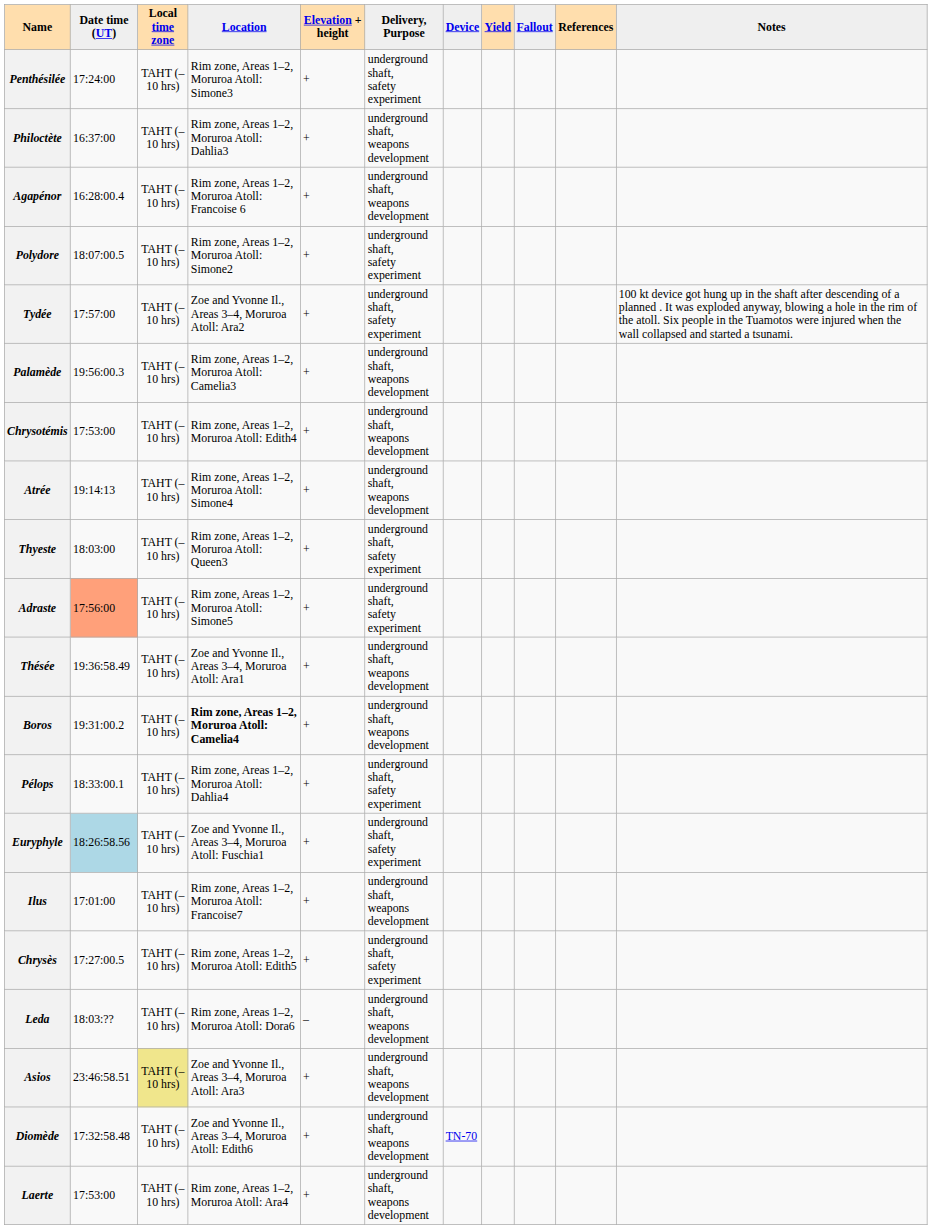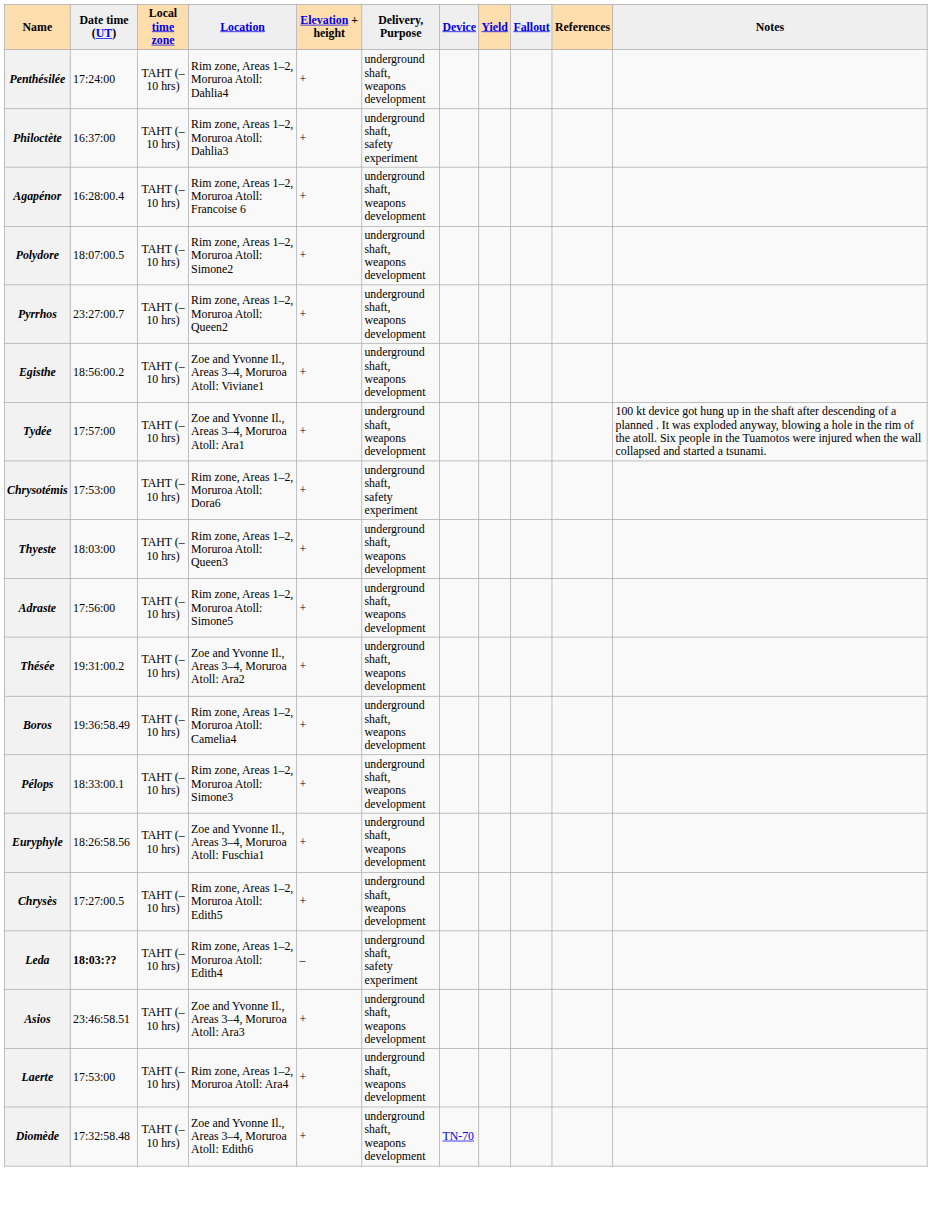(242, 79) Rim zone, Areas 1–2, Moruroa Atoll: Simone3 -> (242, 79) Rim zone, Areas 1–2, Moruroa Atoll: Dahlia4
(398, 79) underground shaft, safety experiment -> (395, 79) underground shaft, weapons development
(398, 138) underground shaft, weapons development -> (395, 138) underground shaft, safety experiment
(398, 255) underground shaft, safety experiment -> (395, 255) underground shaft, weapons development
+ row: (37, 314)
+ row: (37, 372)
(239, 314) Zoe and Yvonne Il., Areas 3–4, Moruroa Atoll: Ara2 -> (239, 431) Zoe and Yvonne Il., Areas 3–4, Moruroa Atoll: Ara1
(398, 314) underground shaft, safety experiment -> (395, 431) underground shaft, weapons development
- row: (37, 372)
(244, 431) Rim zone, Areas 1–2, Moruroa Atoll: Edith4 -> (242, 490) Rim zone, Areas 1–2, Moruroa Atoll: Dora6
(398, 431) underground shaft, weapons development -> (395, 490) underground shaft, safety experiment
- row: (37, 490)
(398, 549) underground shaft, safety experiment -> (395, 549) underground shaft, weapons development
(94, 607) lightsalmon background -> (94, 607) no background
(398, 607) underground shaft, safety experiment -> (395, 607) underground shaft, weapons development
(102, 666) 19:36:58.49 -> (99, 666) 19:31:00.2
(239, 666) Zoe and Yvonne Il., Areas 3–4, Moruroa Atoll: Ara1 -> (239, 666) Zoe and Yvonne Il., Areas 3–4, Moruroa Atoll: Ara2
(99, 725) 19:31:00.2 -> (102, 725) 19:36:58.49
(244, 725) bold -> (242, 725) normal
(242, 784) Rim zone, Areas 1–2, Moruroa Atoll: Dahlia4 -> (242, 784) Rim zone, Areas 1–2, Moruroa Atoll: Simone3
(398, 784) underground shaft, safety experiment -> (395, 784) underground shaft, weapons development
(102, 842) lightblue background -> (102, 842) no background
(398, 842) underground shaft, safety experiment -> (395, 842) underground shaft, weapons development
- row: (37, 901)
(398, 960) underground shaft, safety experiment -> (395, 901) underground shaft, weapons development
(93, 1019) normal -> (95, 960) bold
(243, 1019) Rim zone, Areas 1–2, Moruroa Atoll: Dora6 -> (242, 960) Rim zone, Areas 1–2, Moruroa Atoll: Edith4
(398, 1019) underground shaft, weapons development -> (395, 960) underground shaft, safety experiment
(163, 1077) khaki background -> (163, 1019) no background
rows swapped: (37, 1195) <-> (37, 1136)
